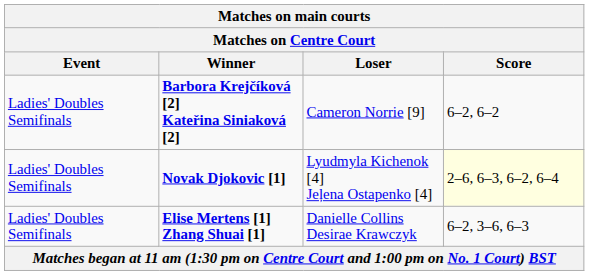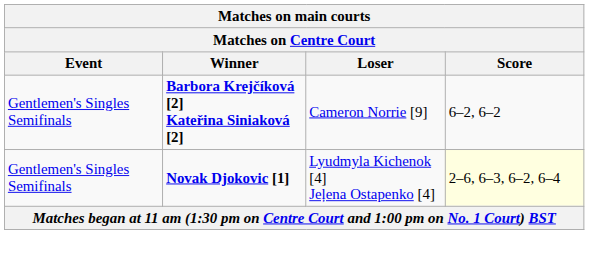(56, 112) Ladies' Doubles Semifinals -> (69, 112) Gentlemen's Singles Semifinals
(56, 177) Ladies' Doubles Semifinals -> (69, 177) Gentlemen's Singles Semifinals
- row: (216, 226)
